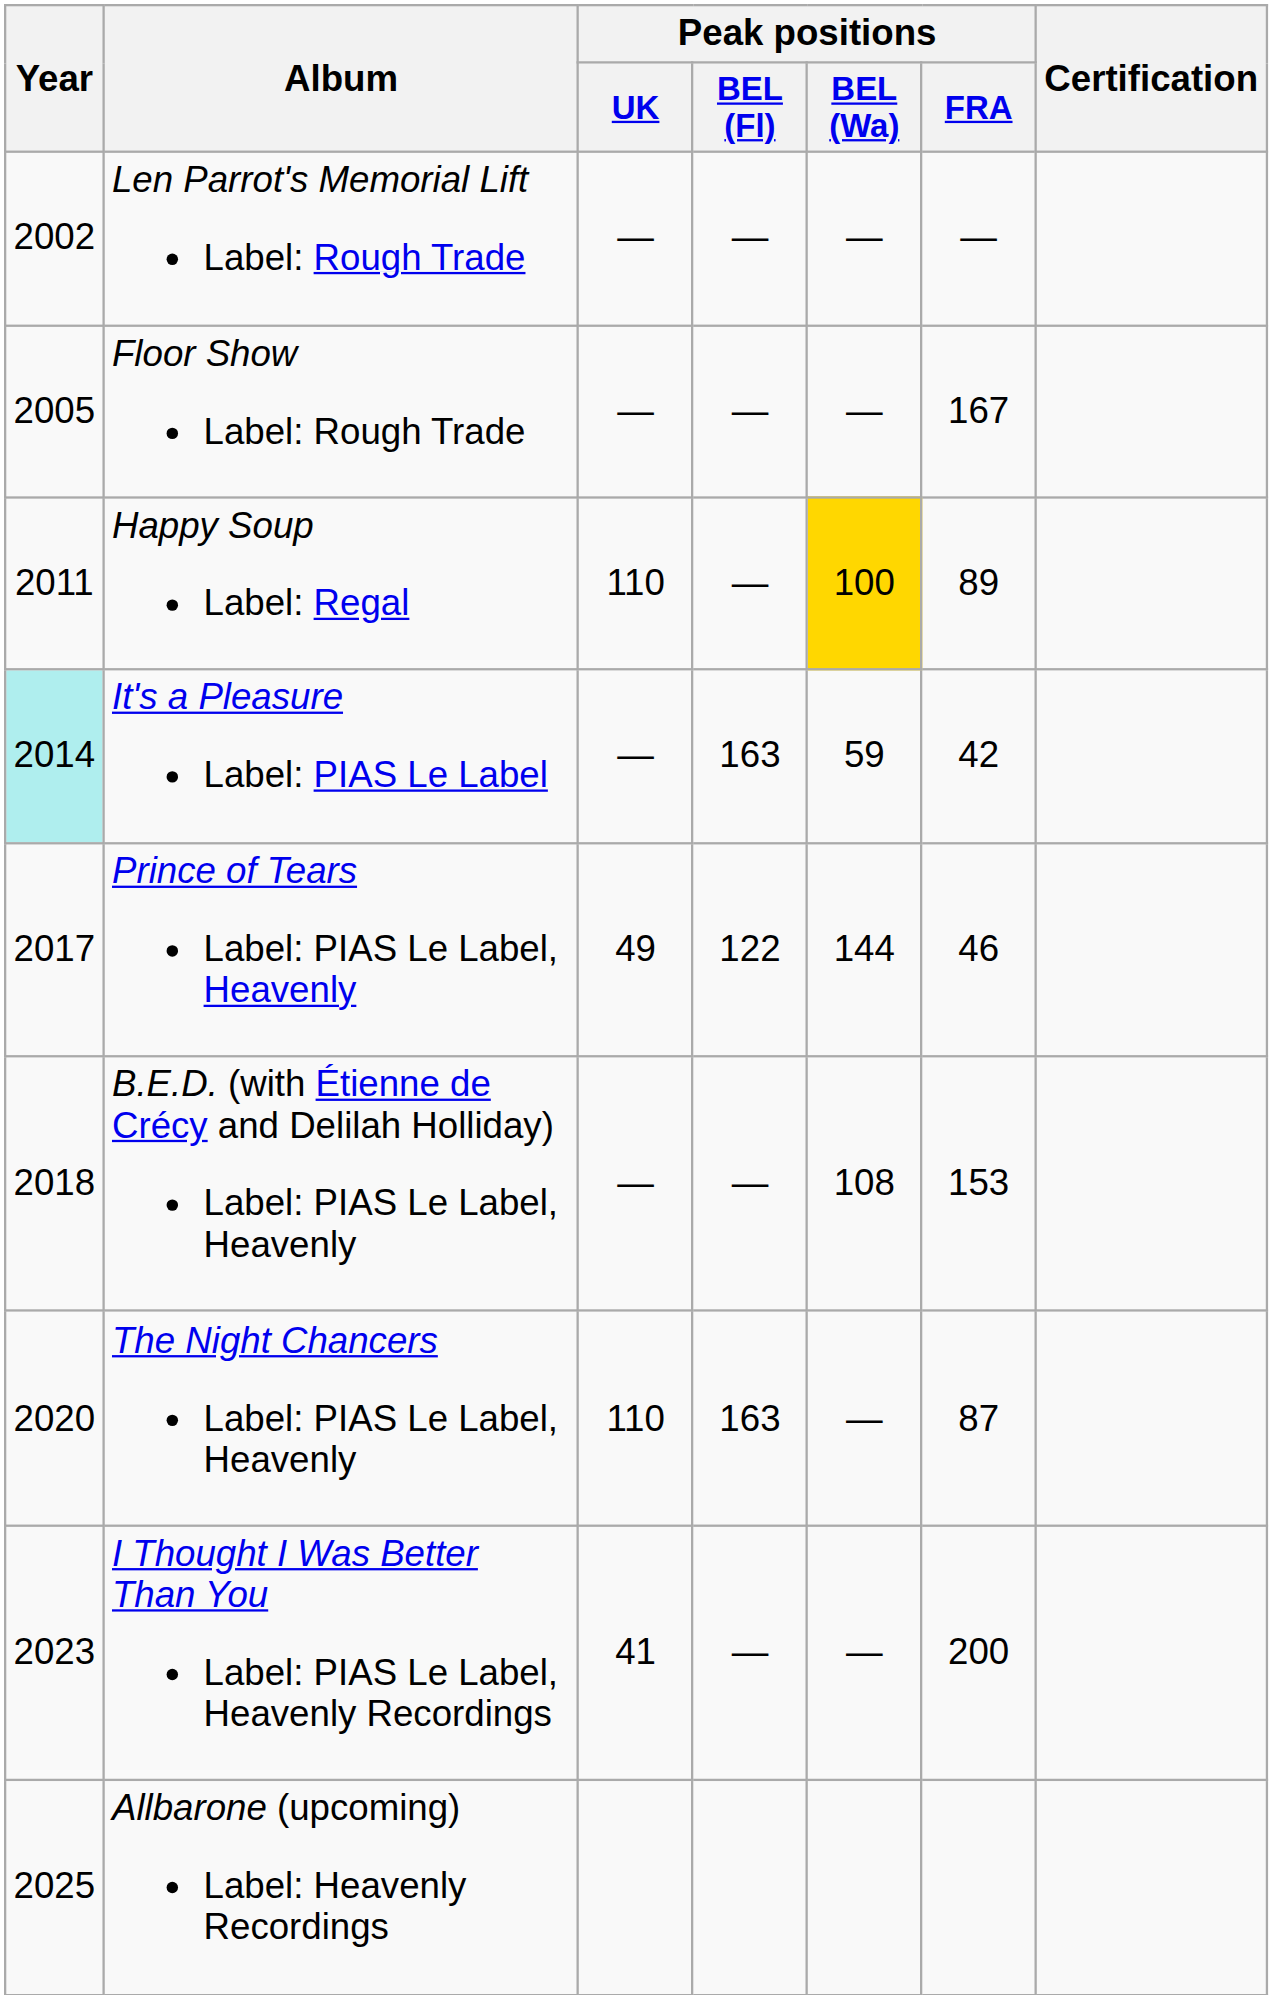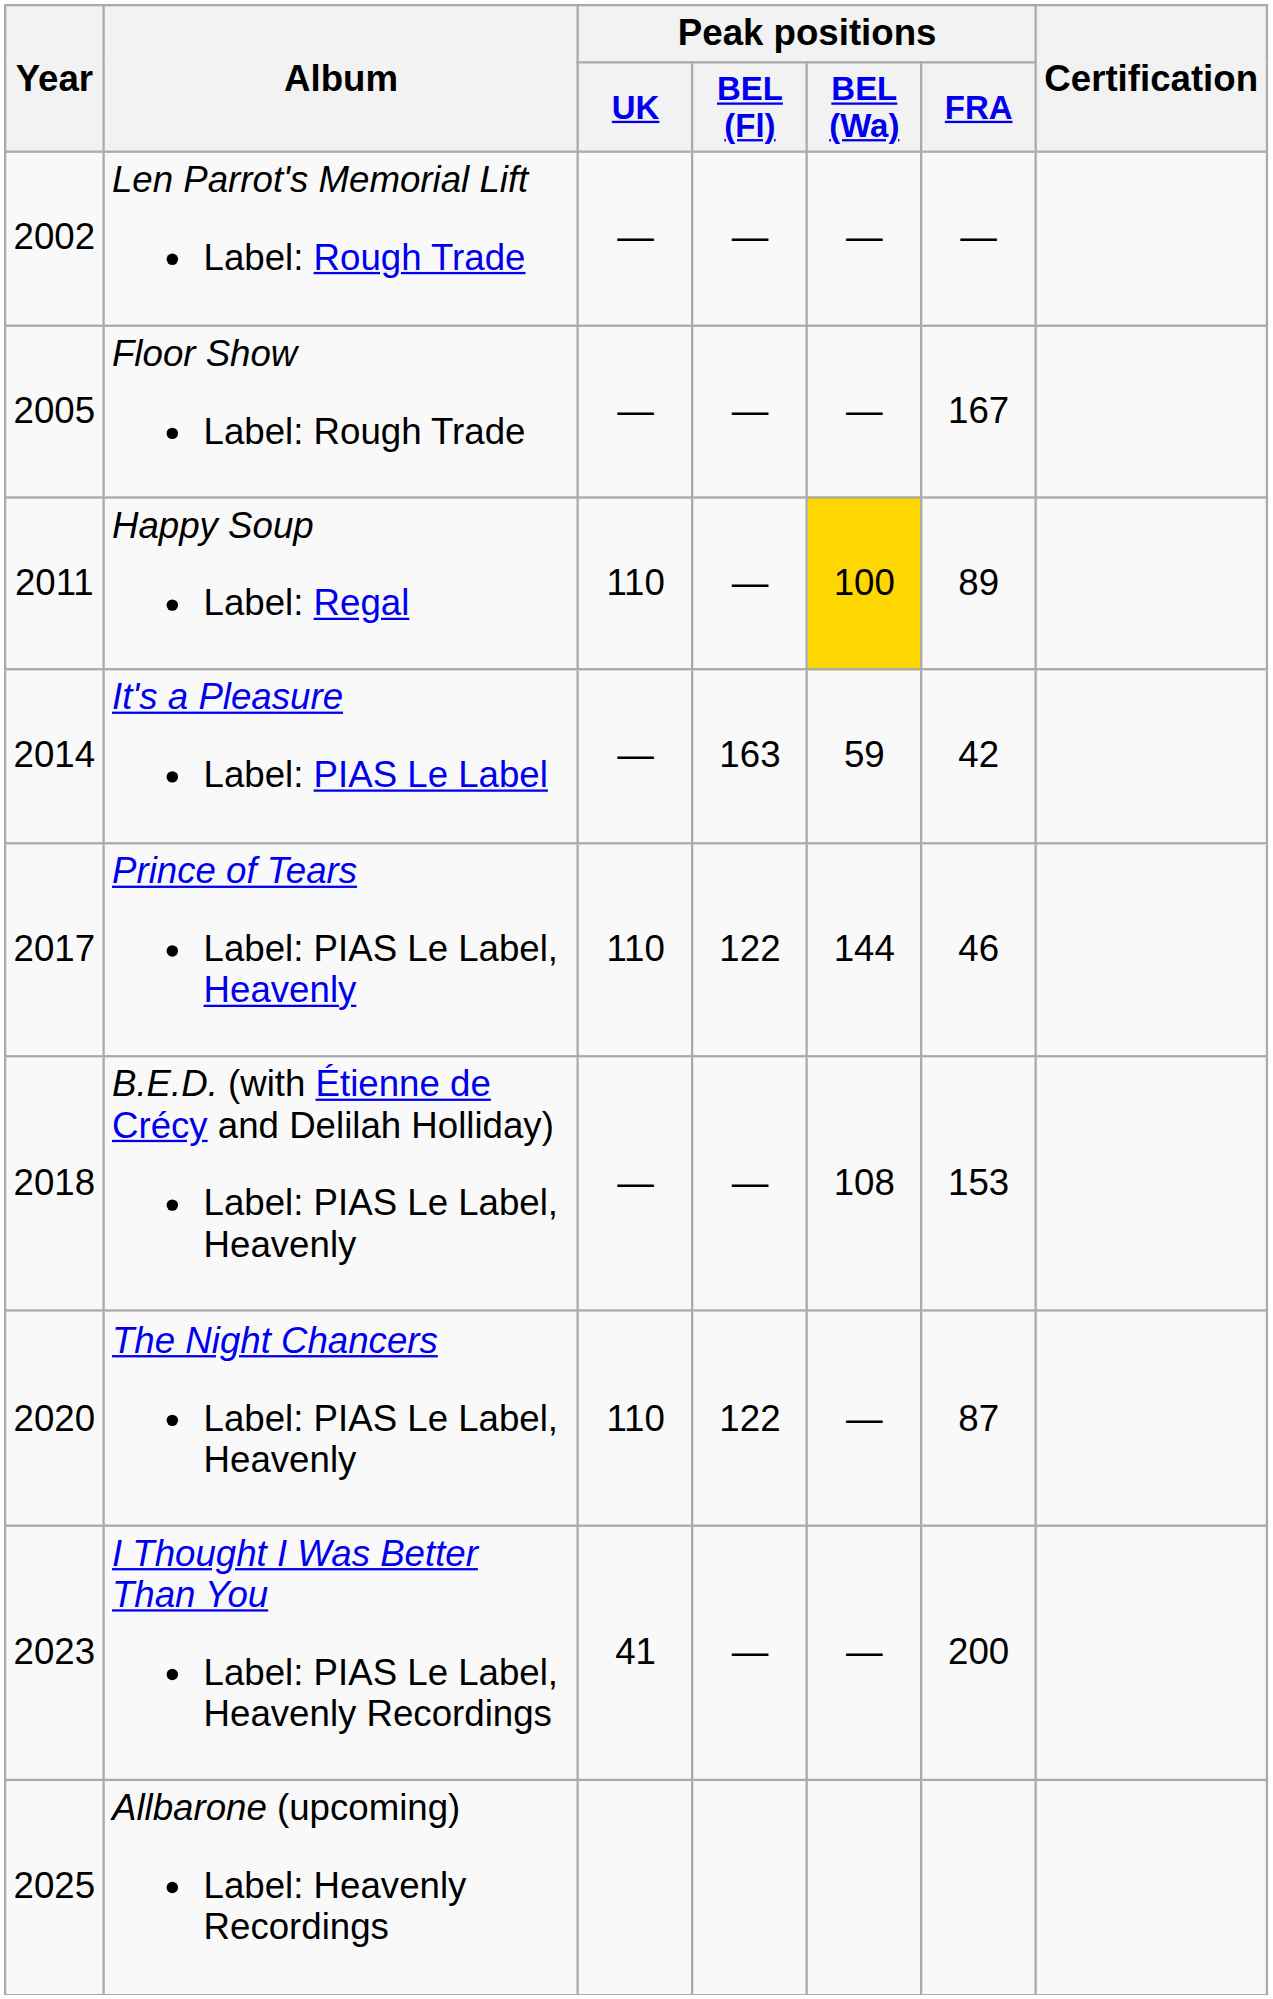(54, 755) paleturquoise background -> (54, 755) no background
(636, 948) 49 -> (636, 948) 110
(750, 1417) 163 -> (750, 1417) 122
